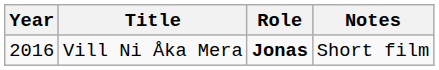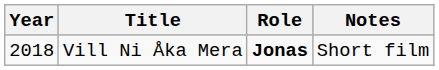(32, 50) 2016 -> (32, 50) 2018
